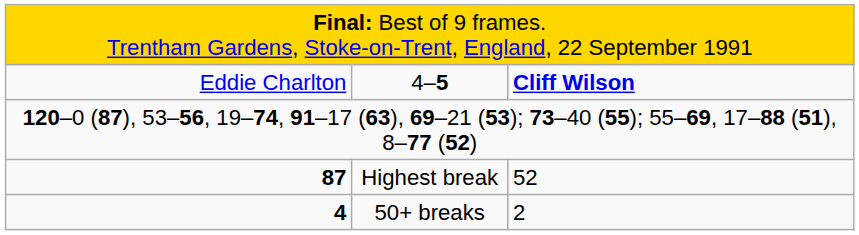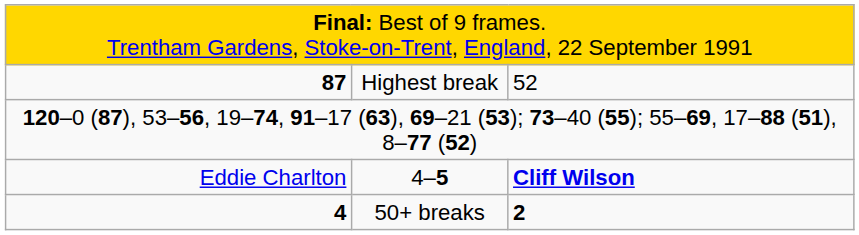rows swapped: (430, 82) <-> (430, 178)
(519, 213) normal -> (519, 213) bold
